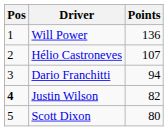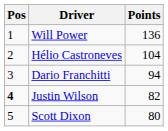(151, 55) 107 -> (151, 55) 104
